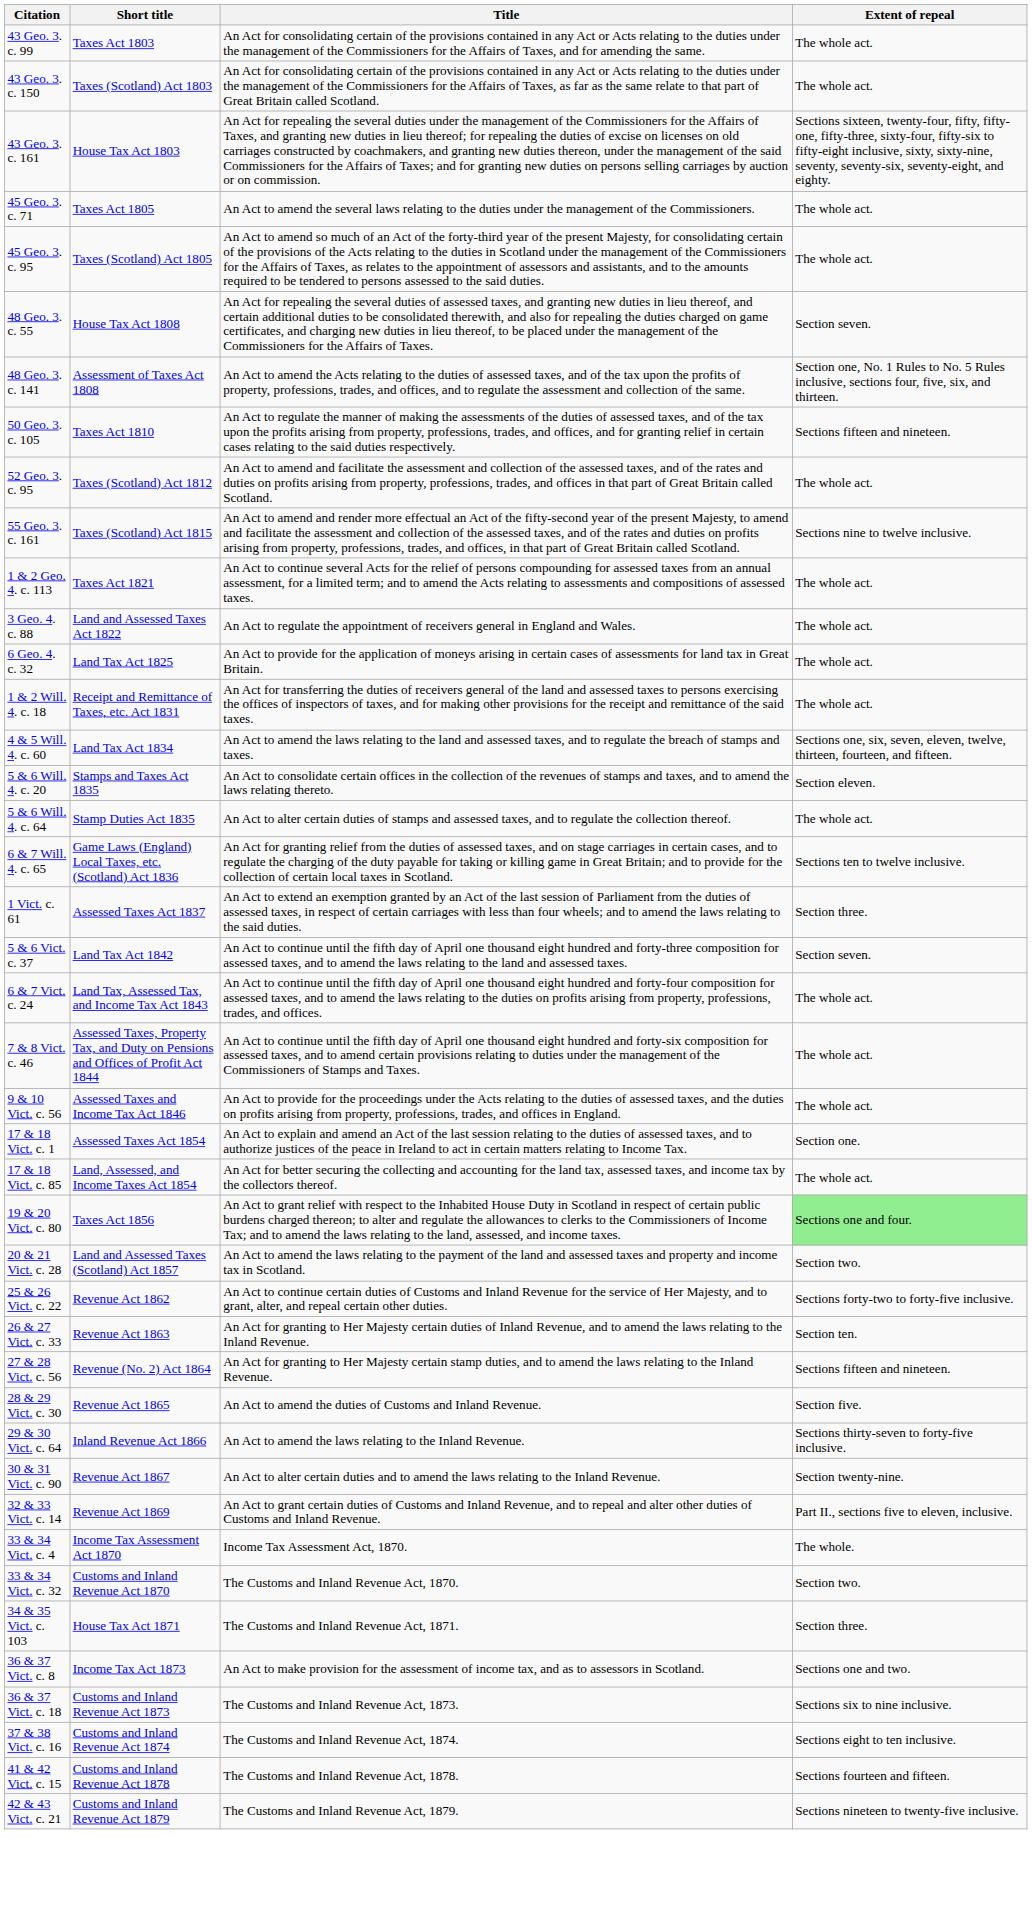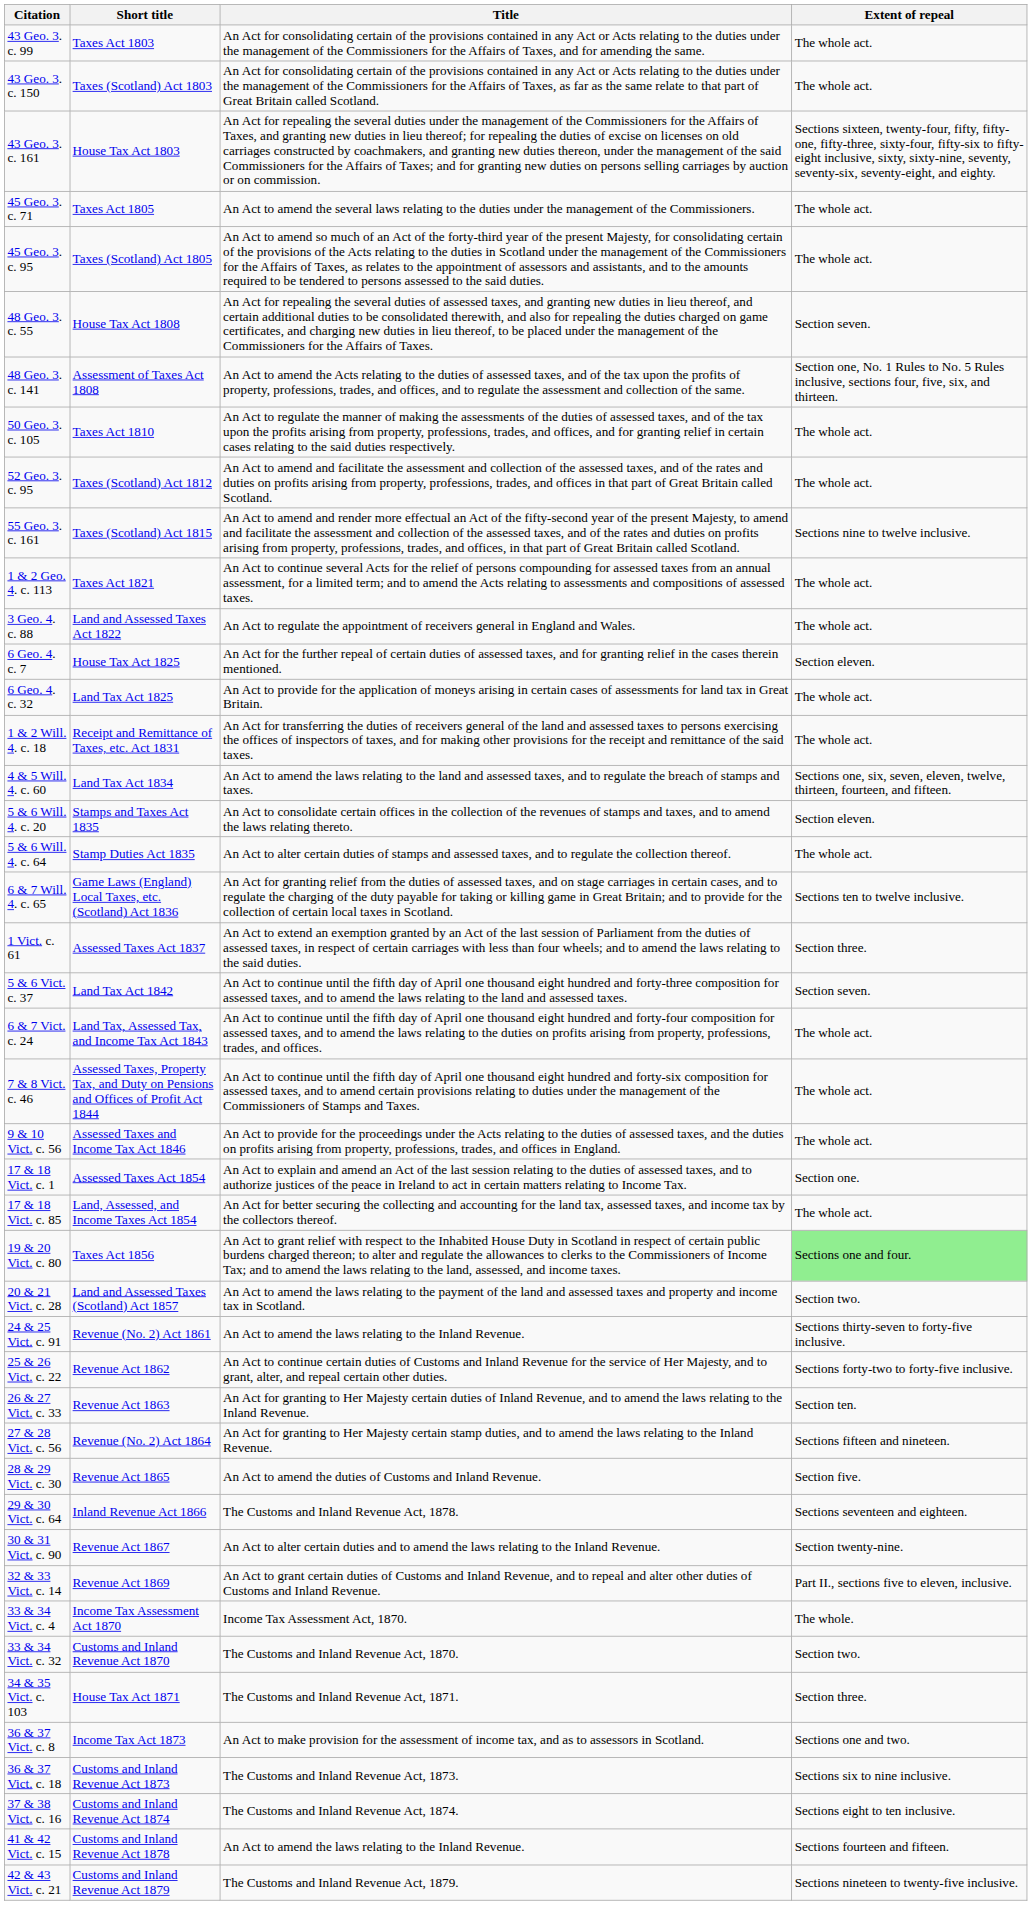(873, 432) Sections fifteen and nineteen. -> (833, 432) The whole act.
+ row: (31, 661)
+ row: (34, 1334)
(374, 1440) An Act to amend the laws relating to the Inland Revenue. -> (341, 1512) The Customs and Inland Revenue Act, 1878.
(884, 1440) Sections thirty-seven to forty-five inclusive. -> (881, 1512) Sections seventeen and eighteen.
(341, 1775) The Customs and Inland Revenue Act, 1878. -> (374, 1846) An Act to amend the laws relating to the Inland Revenue.
